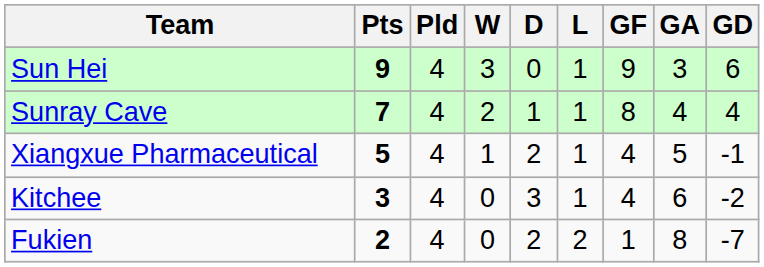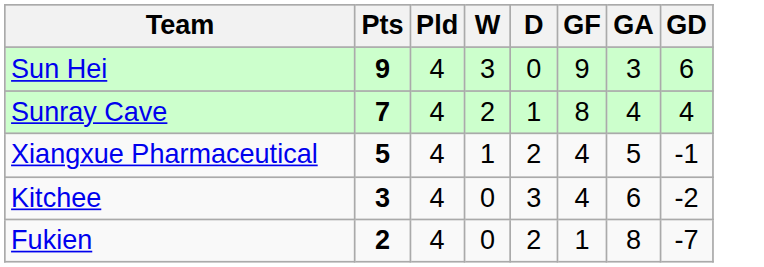- column: (580, 25)
